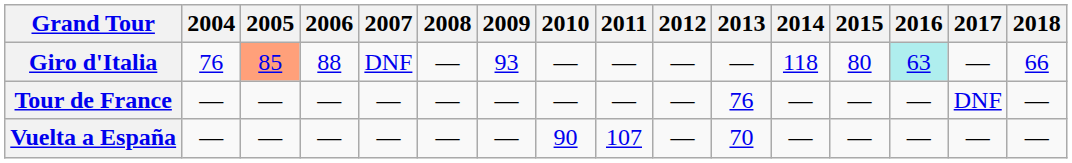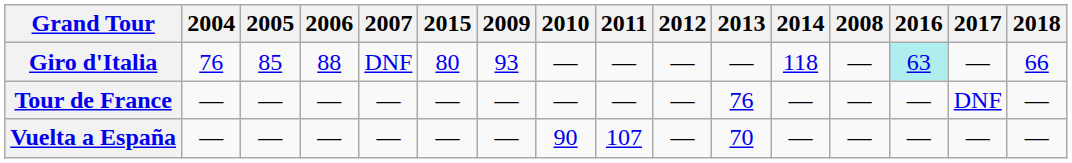columns swapped: (447, 23) <-> (860, 23)
(270, 61) lightsalmon background -> (270, 61) no background
